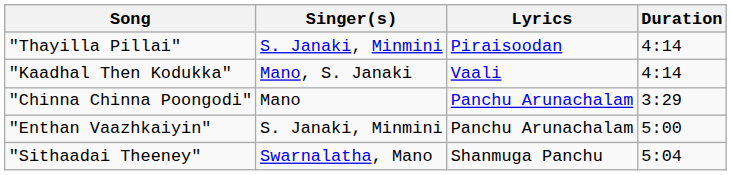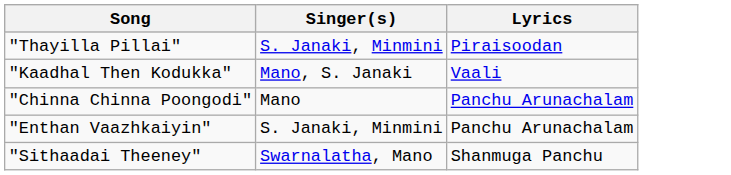- column: (682, 18)
